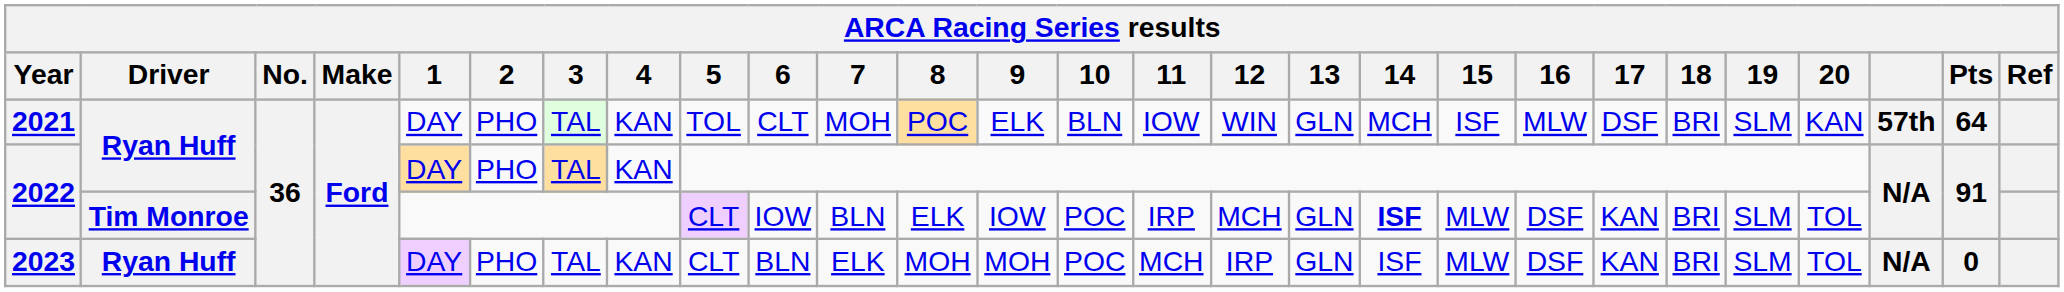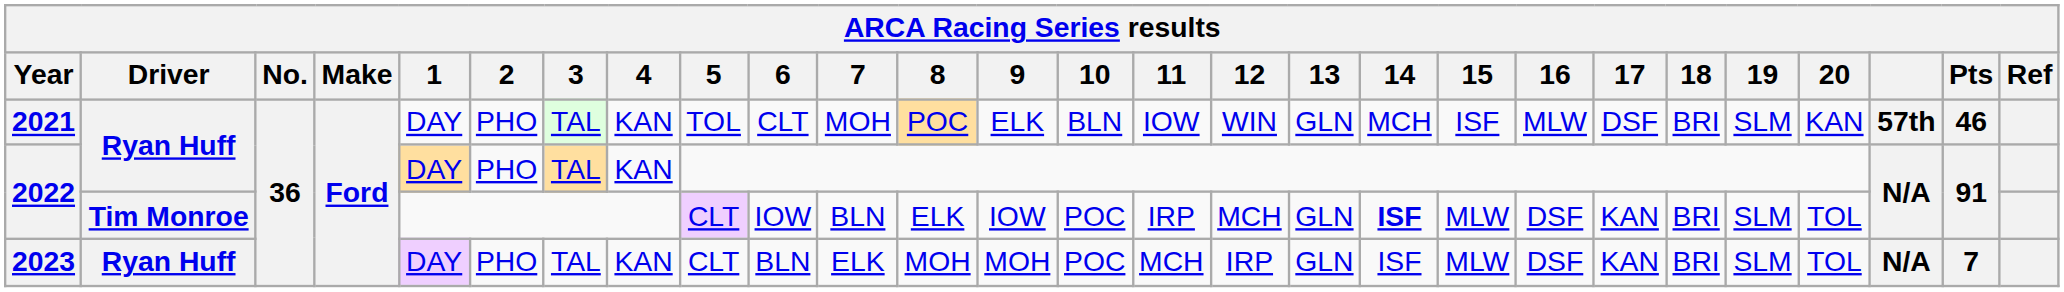(1971, 122) 64 -> (1971, 122) 46
(1971, 262) 0 -> (1971, 262) 7
